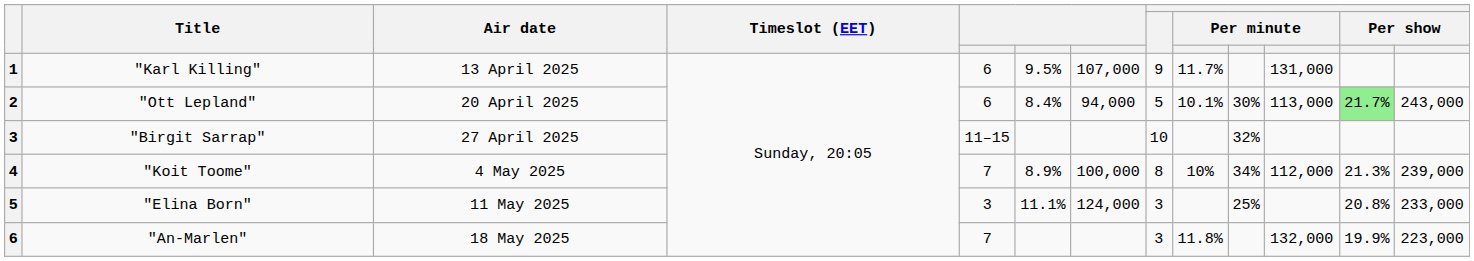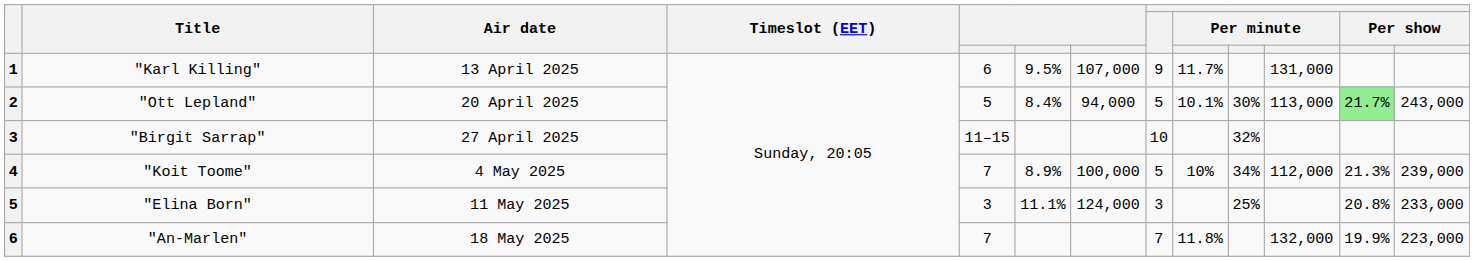(987, 104) 6 -> (987, 104) 5
(1159, 171) 8 -> (1159, 171) 5
(1159, 239) 3 -> (1159, 239) 7
